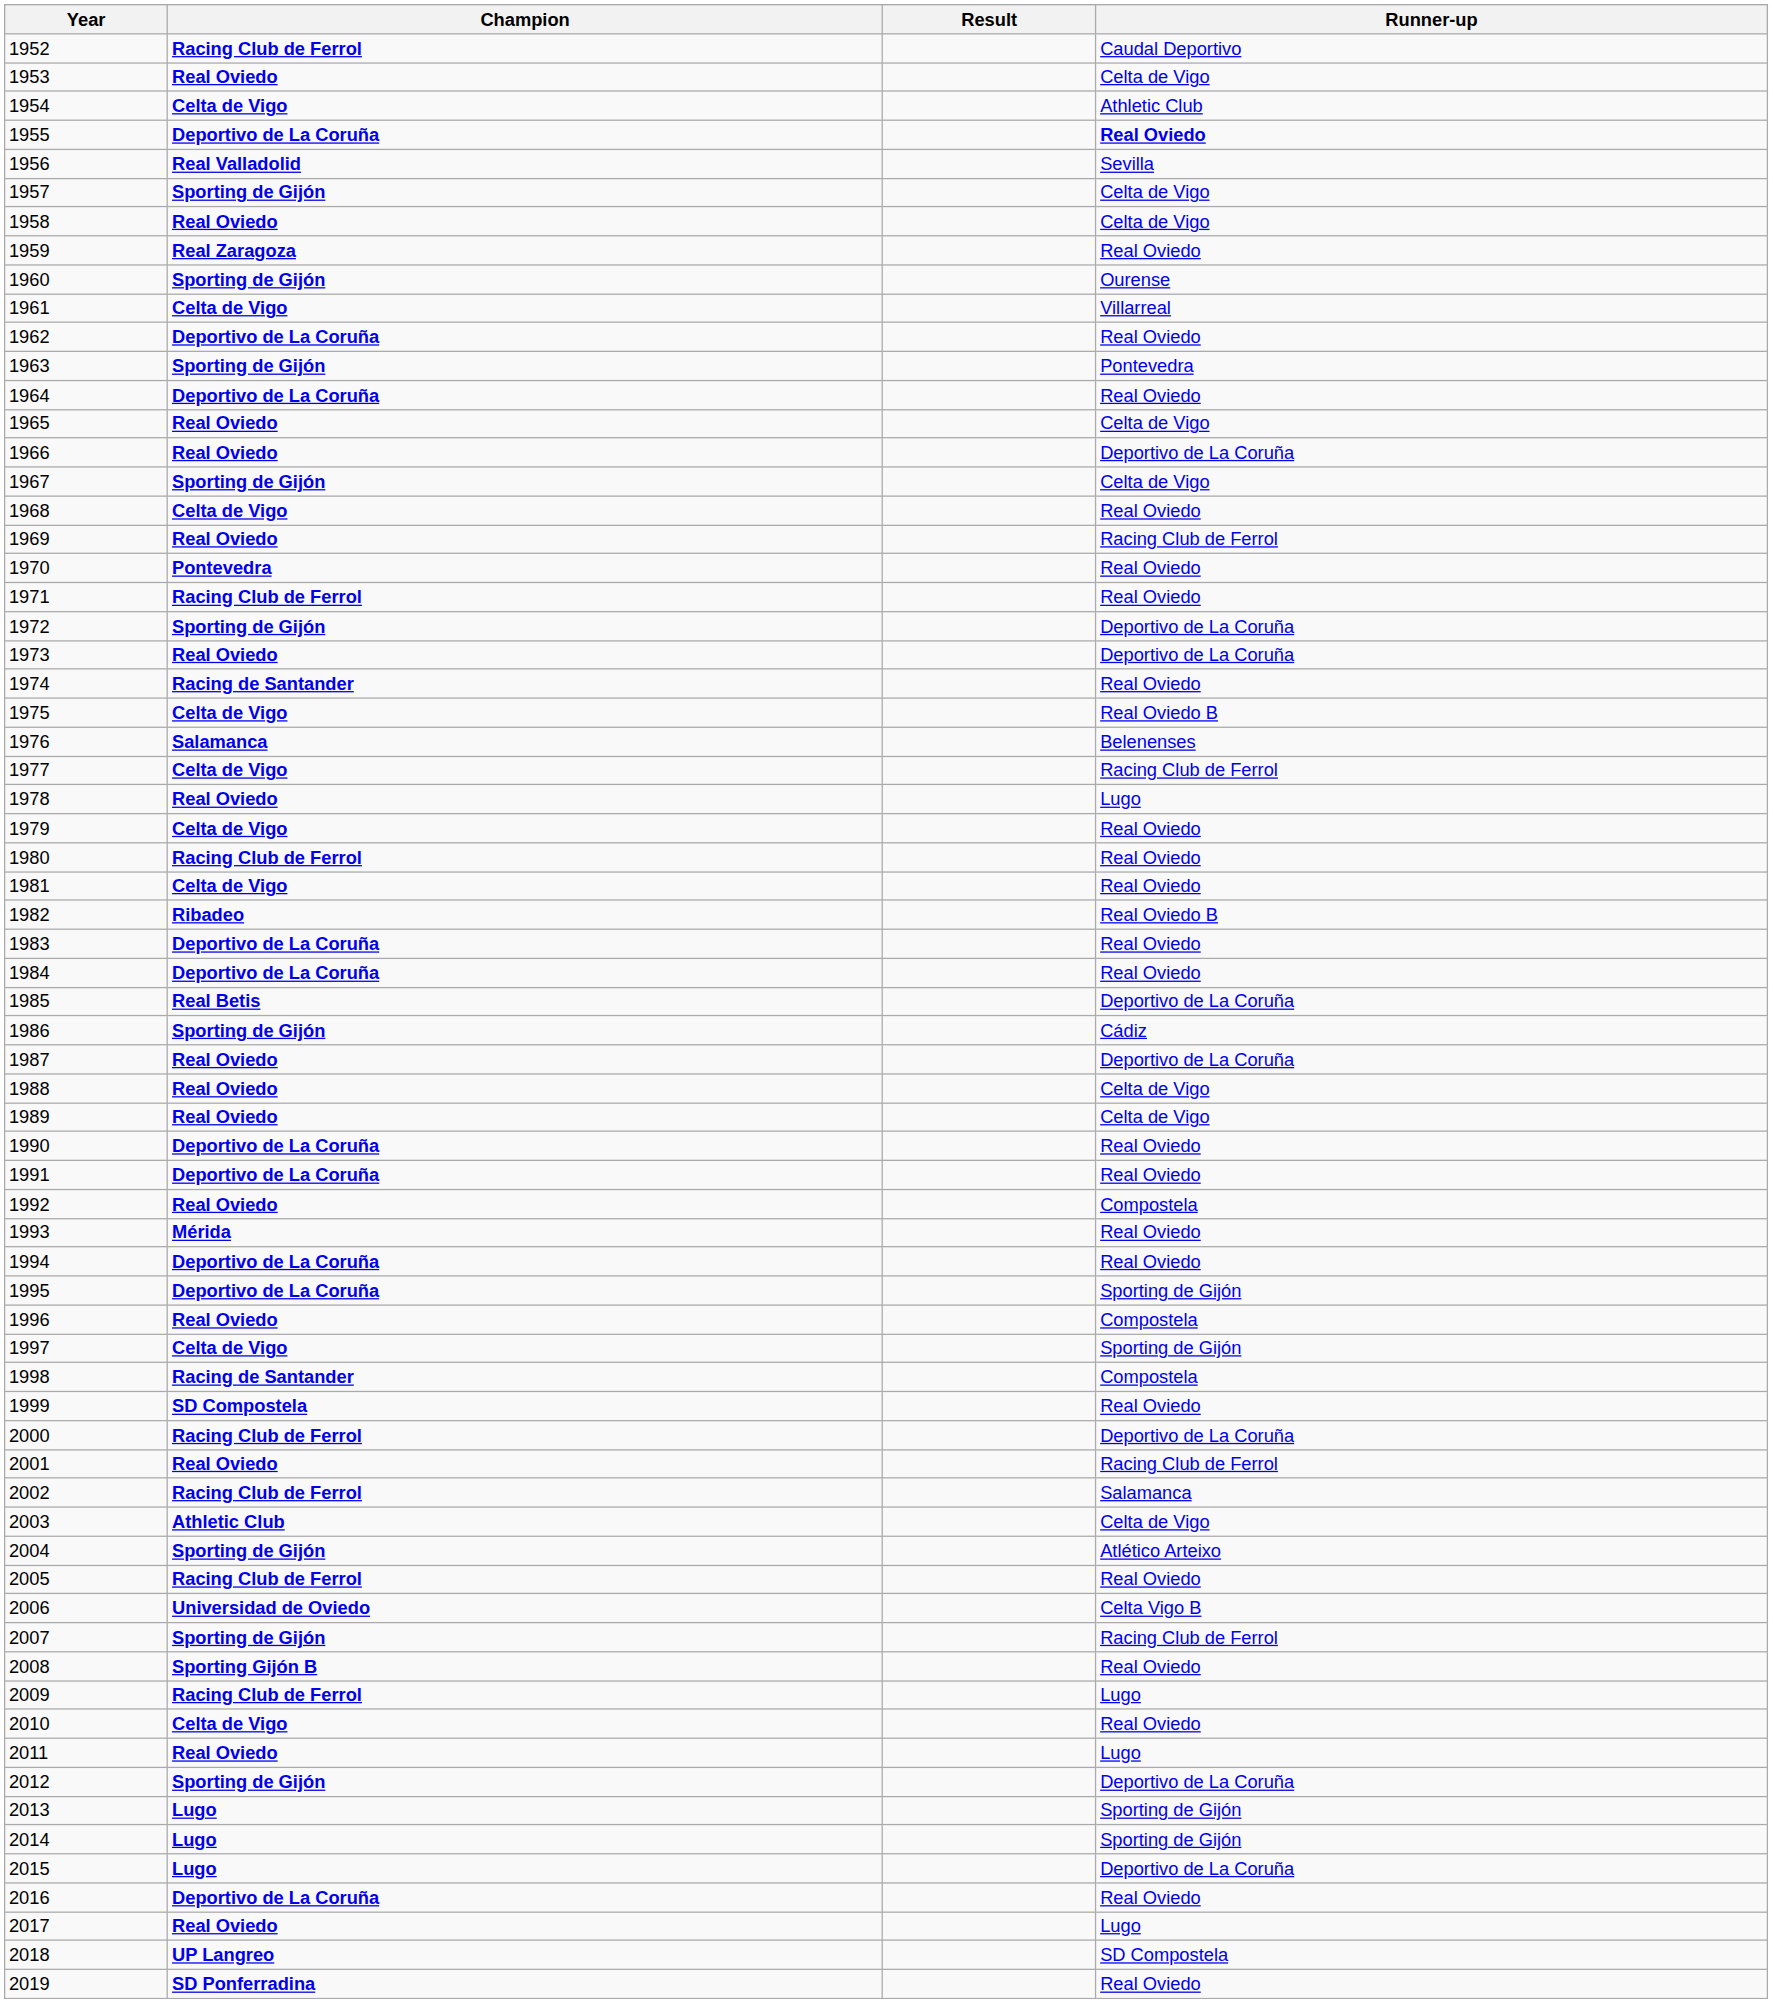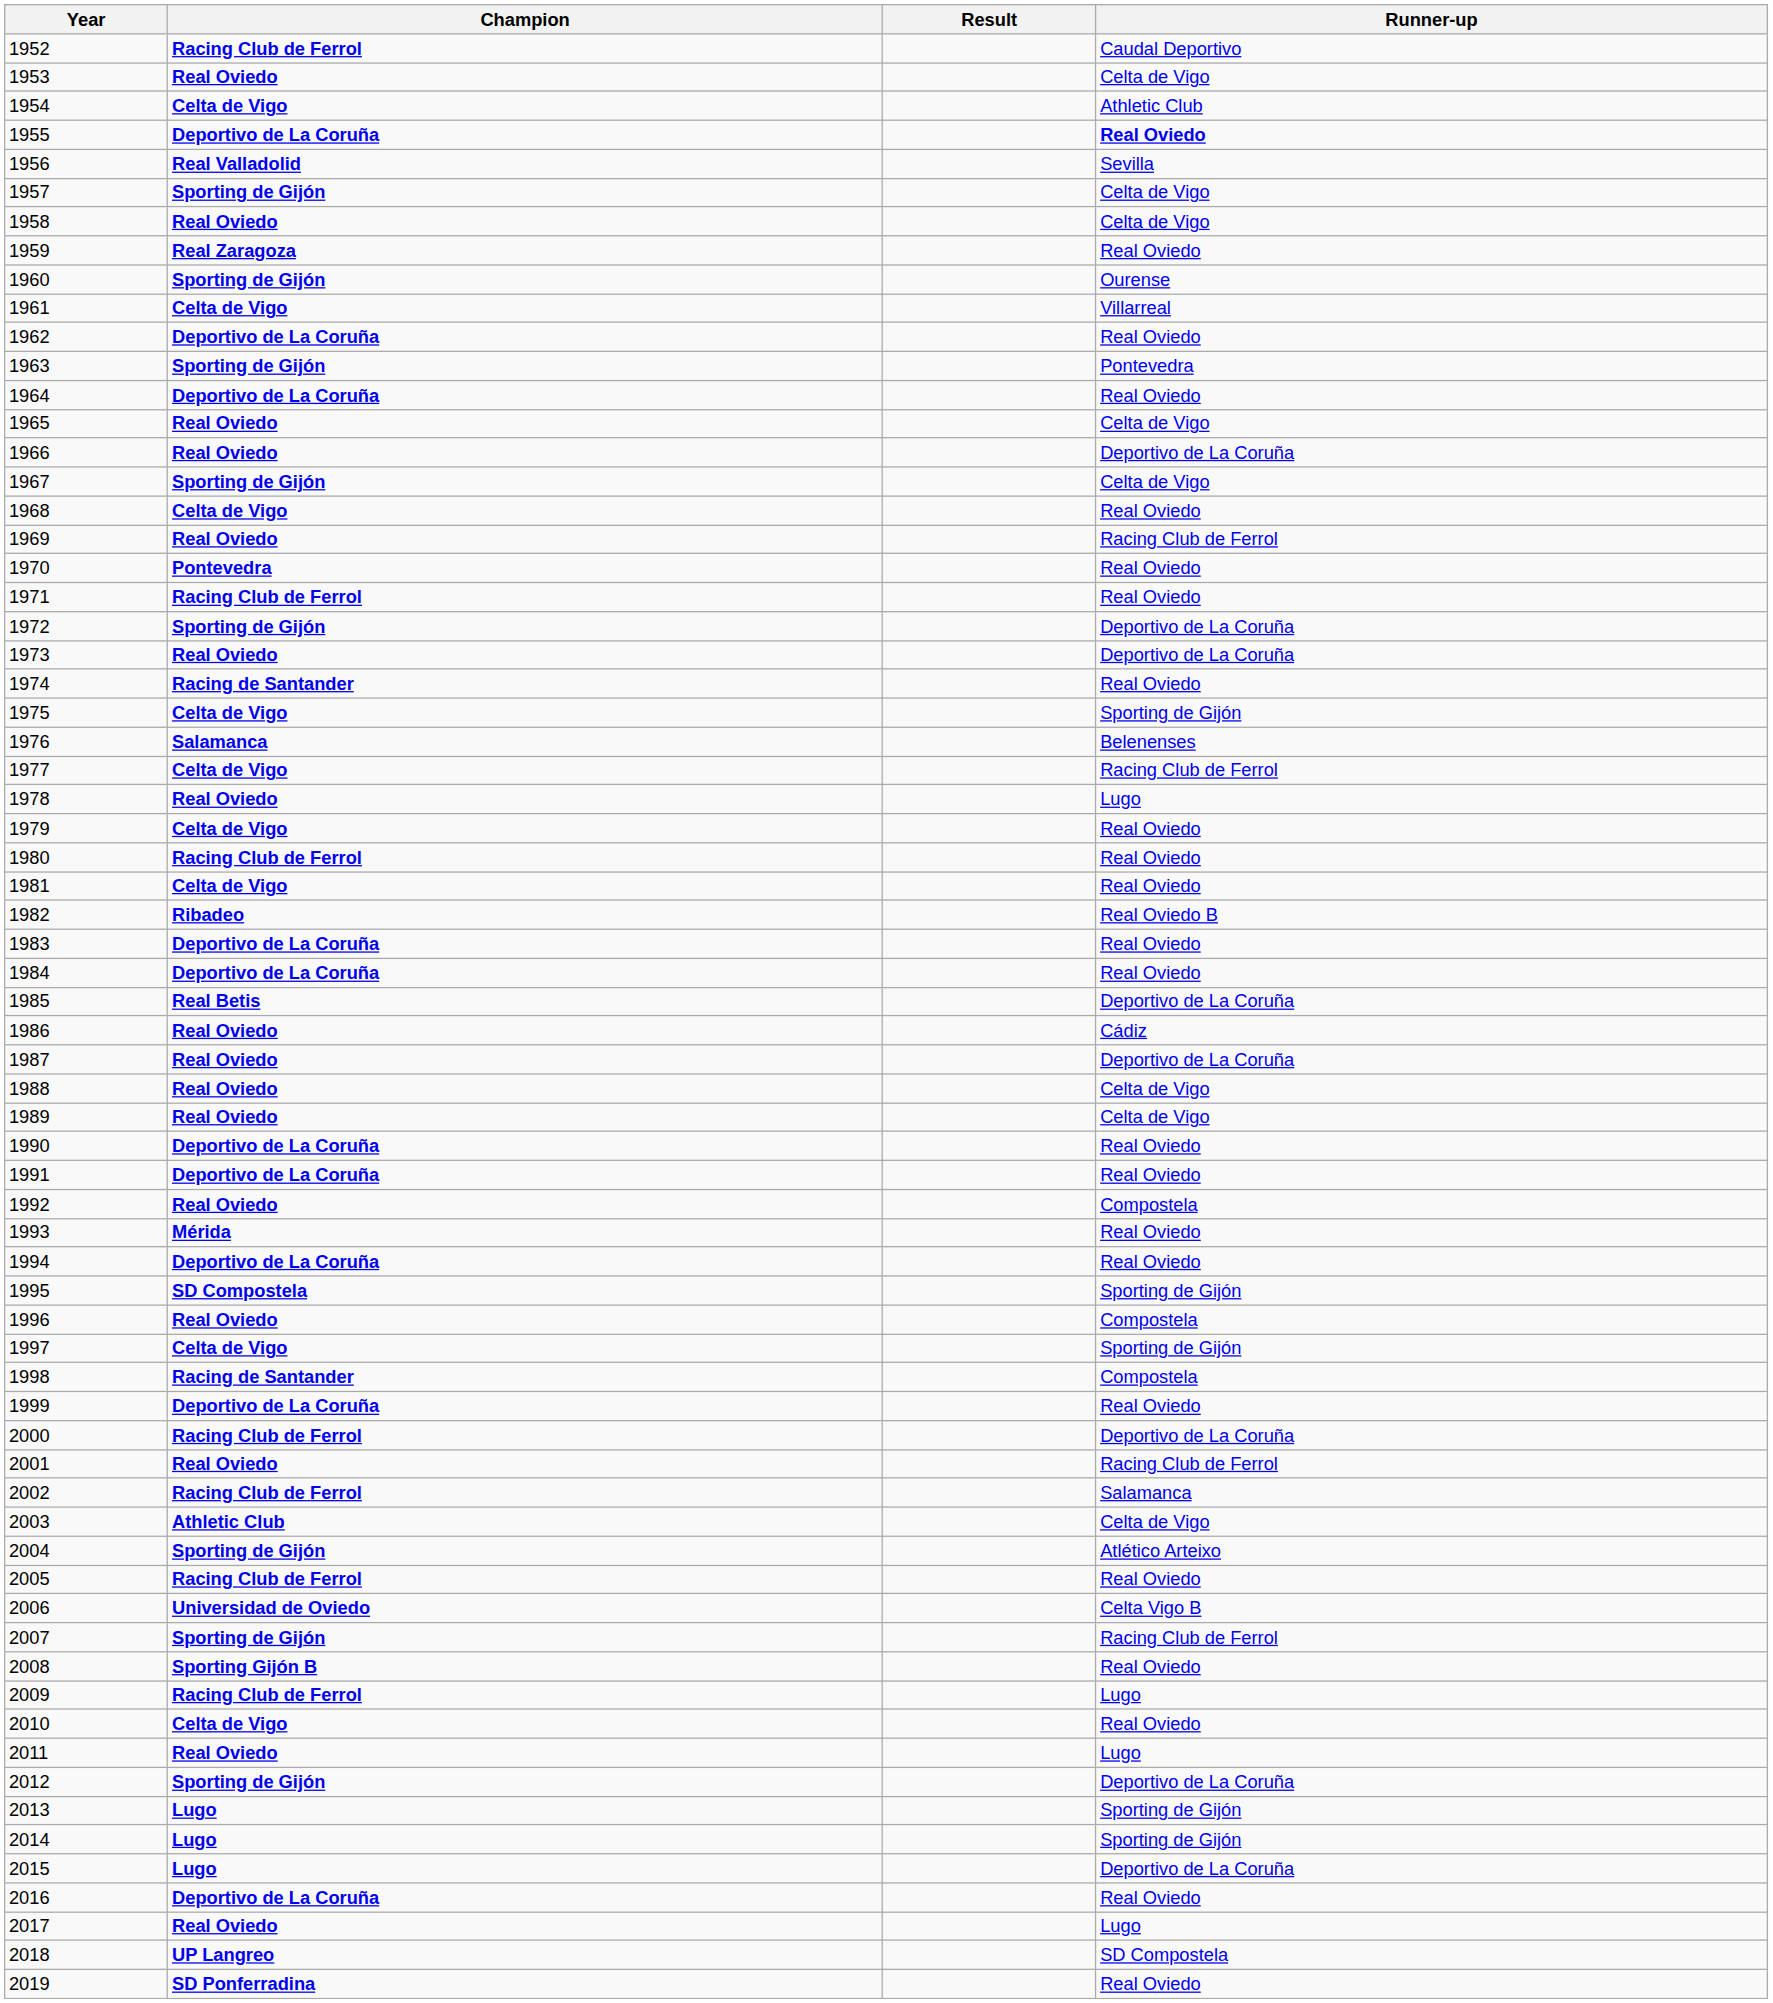(1159, 713) Real Oviedo B -> (1171, 713) Sporting de Gijón
(249, 1031) Sporting de Gijón -> (225, 1031) Real Oviedo
(276, 1291) Deportivo de La Coruña -> (240, 1291) SD Compostela
(240, 1406) SD Compostela -> (276, 1406) Deportivo de La Coruña
